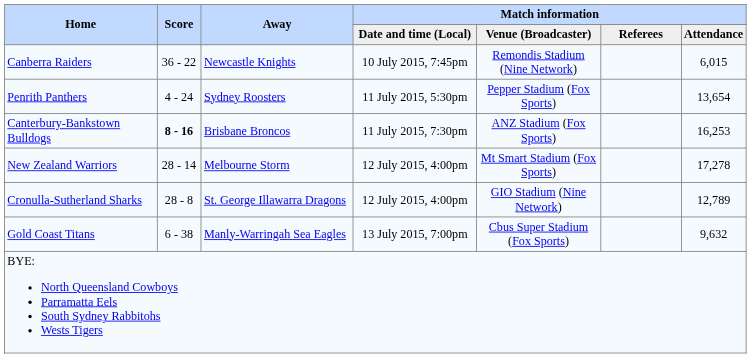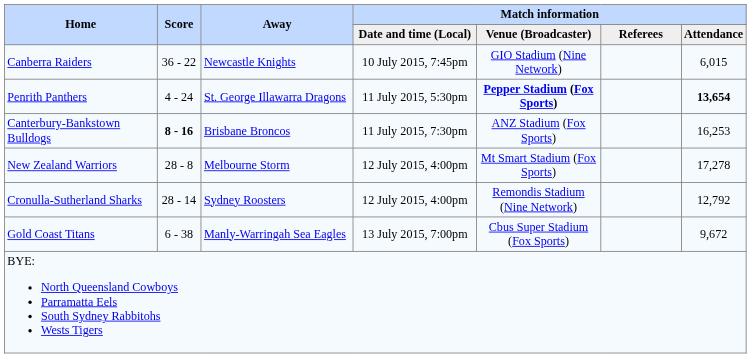(539, 62) Remondis Stadium (Nine Network) -> (539, 62) GIO Stadium (Nine Network)
(245, 96) Sydney Roosters -> (275, 96) St. George Illawarra Dragons
(539, 96) normal -> (539, 96) bold
(714, 96) normal -> (714, 96) bold
(179, 165) 28 - 14 -> (179, 165) 28 - 8
(179, 199) 28 - 8 -> (179, 199) 28 - 14
(275, 199) St. George Illawarra Dragons -> (245, 199) Sydney Roosters
(539, 199) GIO Stadium (Nine Network) -> (539, 199) Remondis Stadium (Nine Network)
(714, 199) 12,789 -> (714, 199) 12,792
(714, 234) 9,632 -> (714, 234) 9,672
